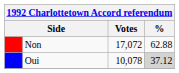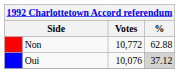(129, 44) 17,072 -> (129, 44) 10,772
(129, 60) 10,078 -> (129, 60) 10,076
